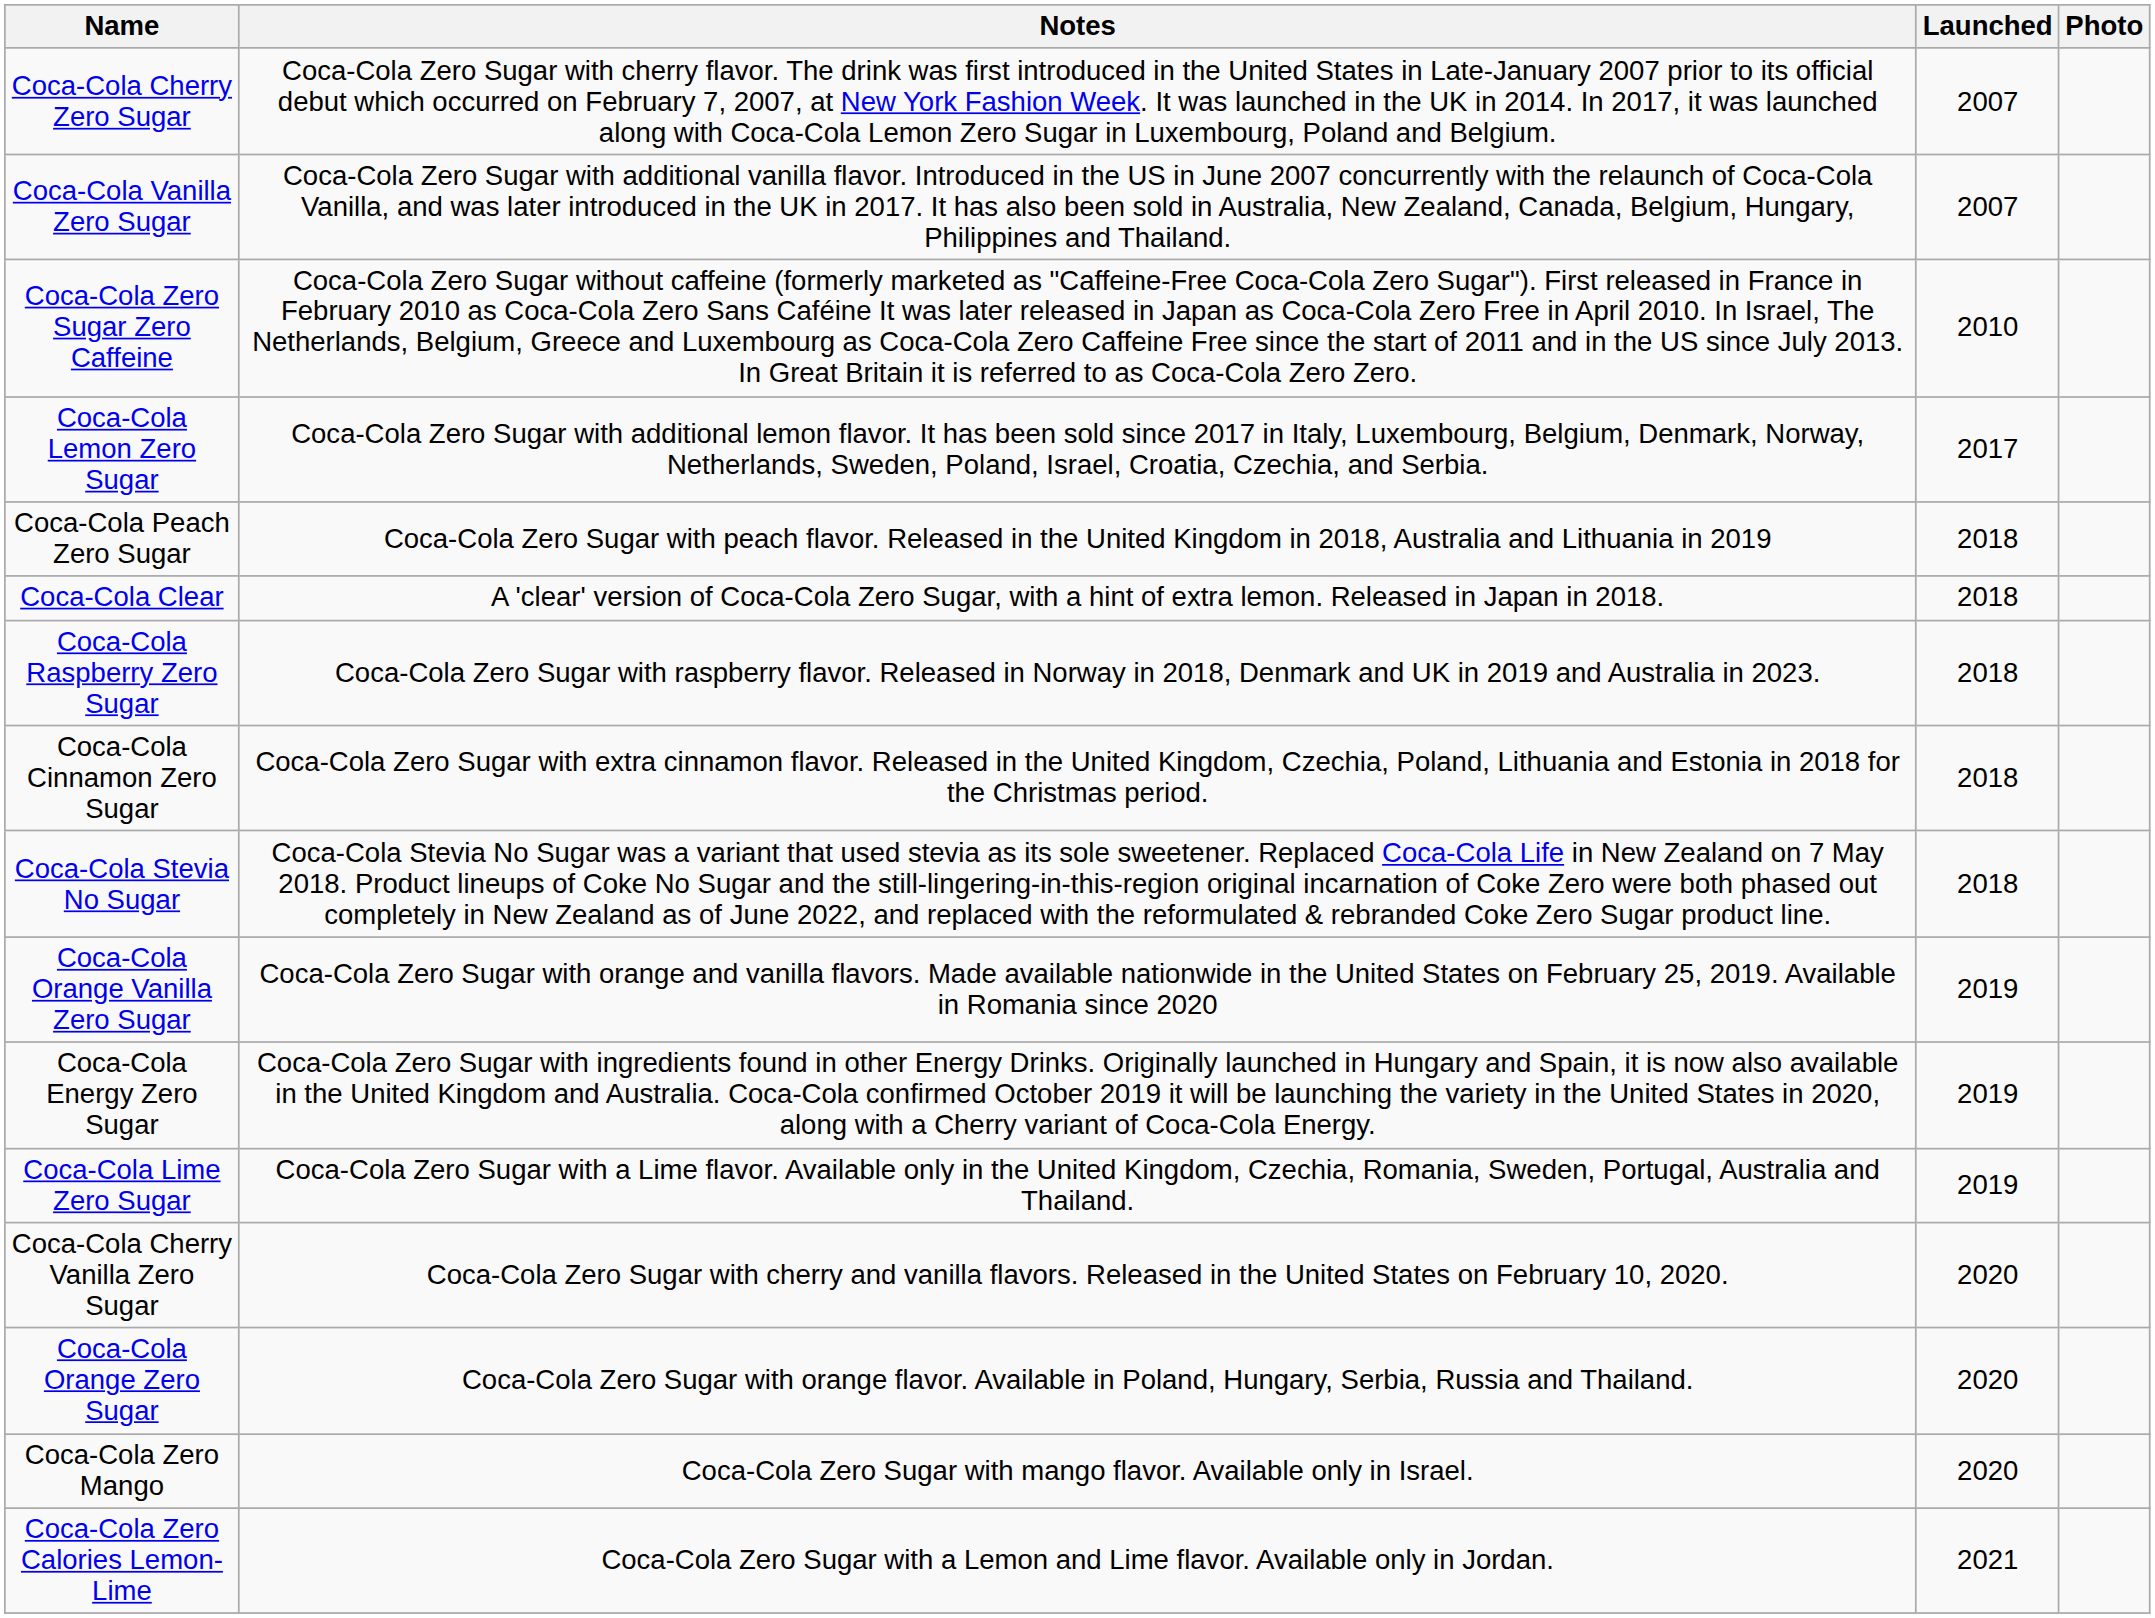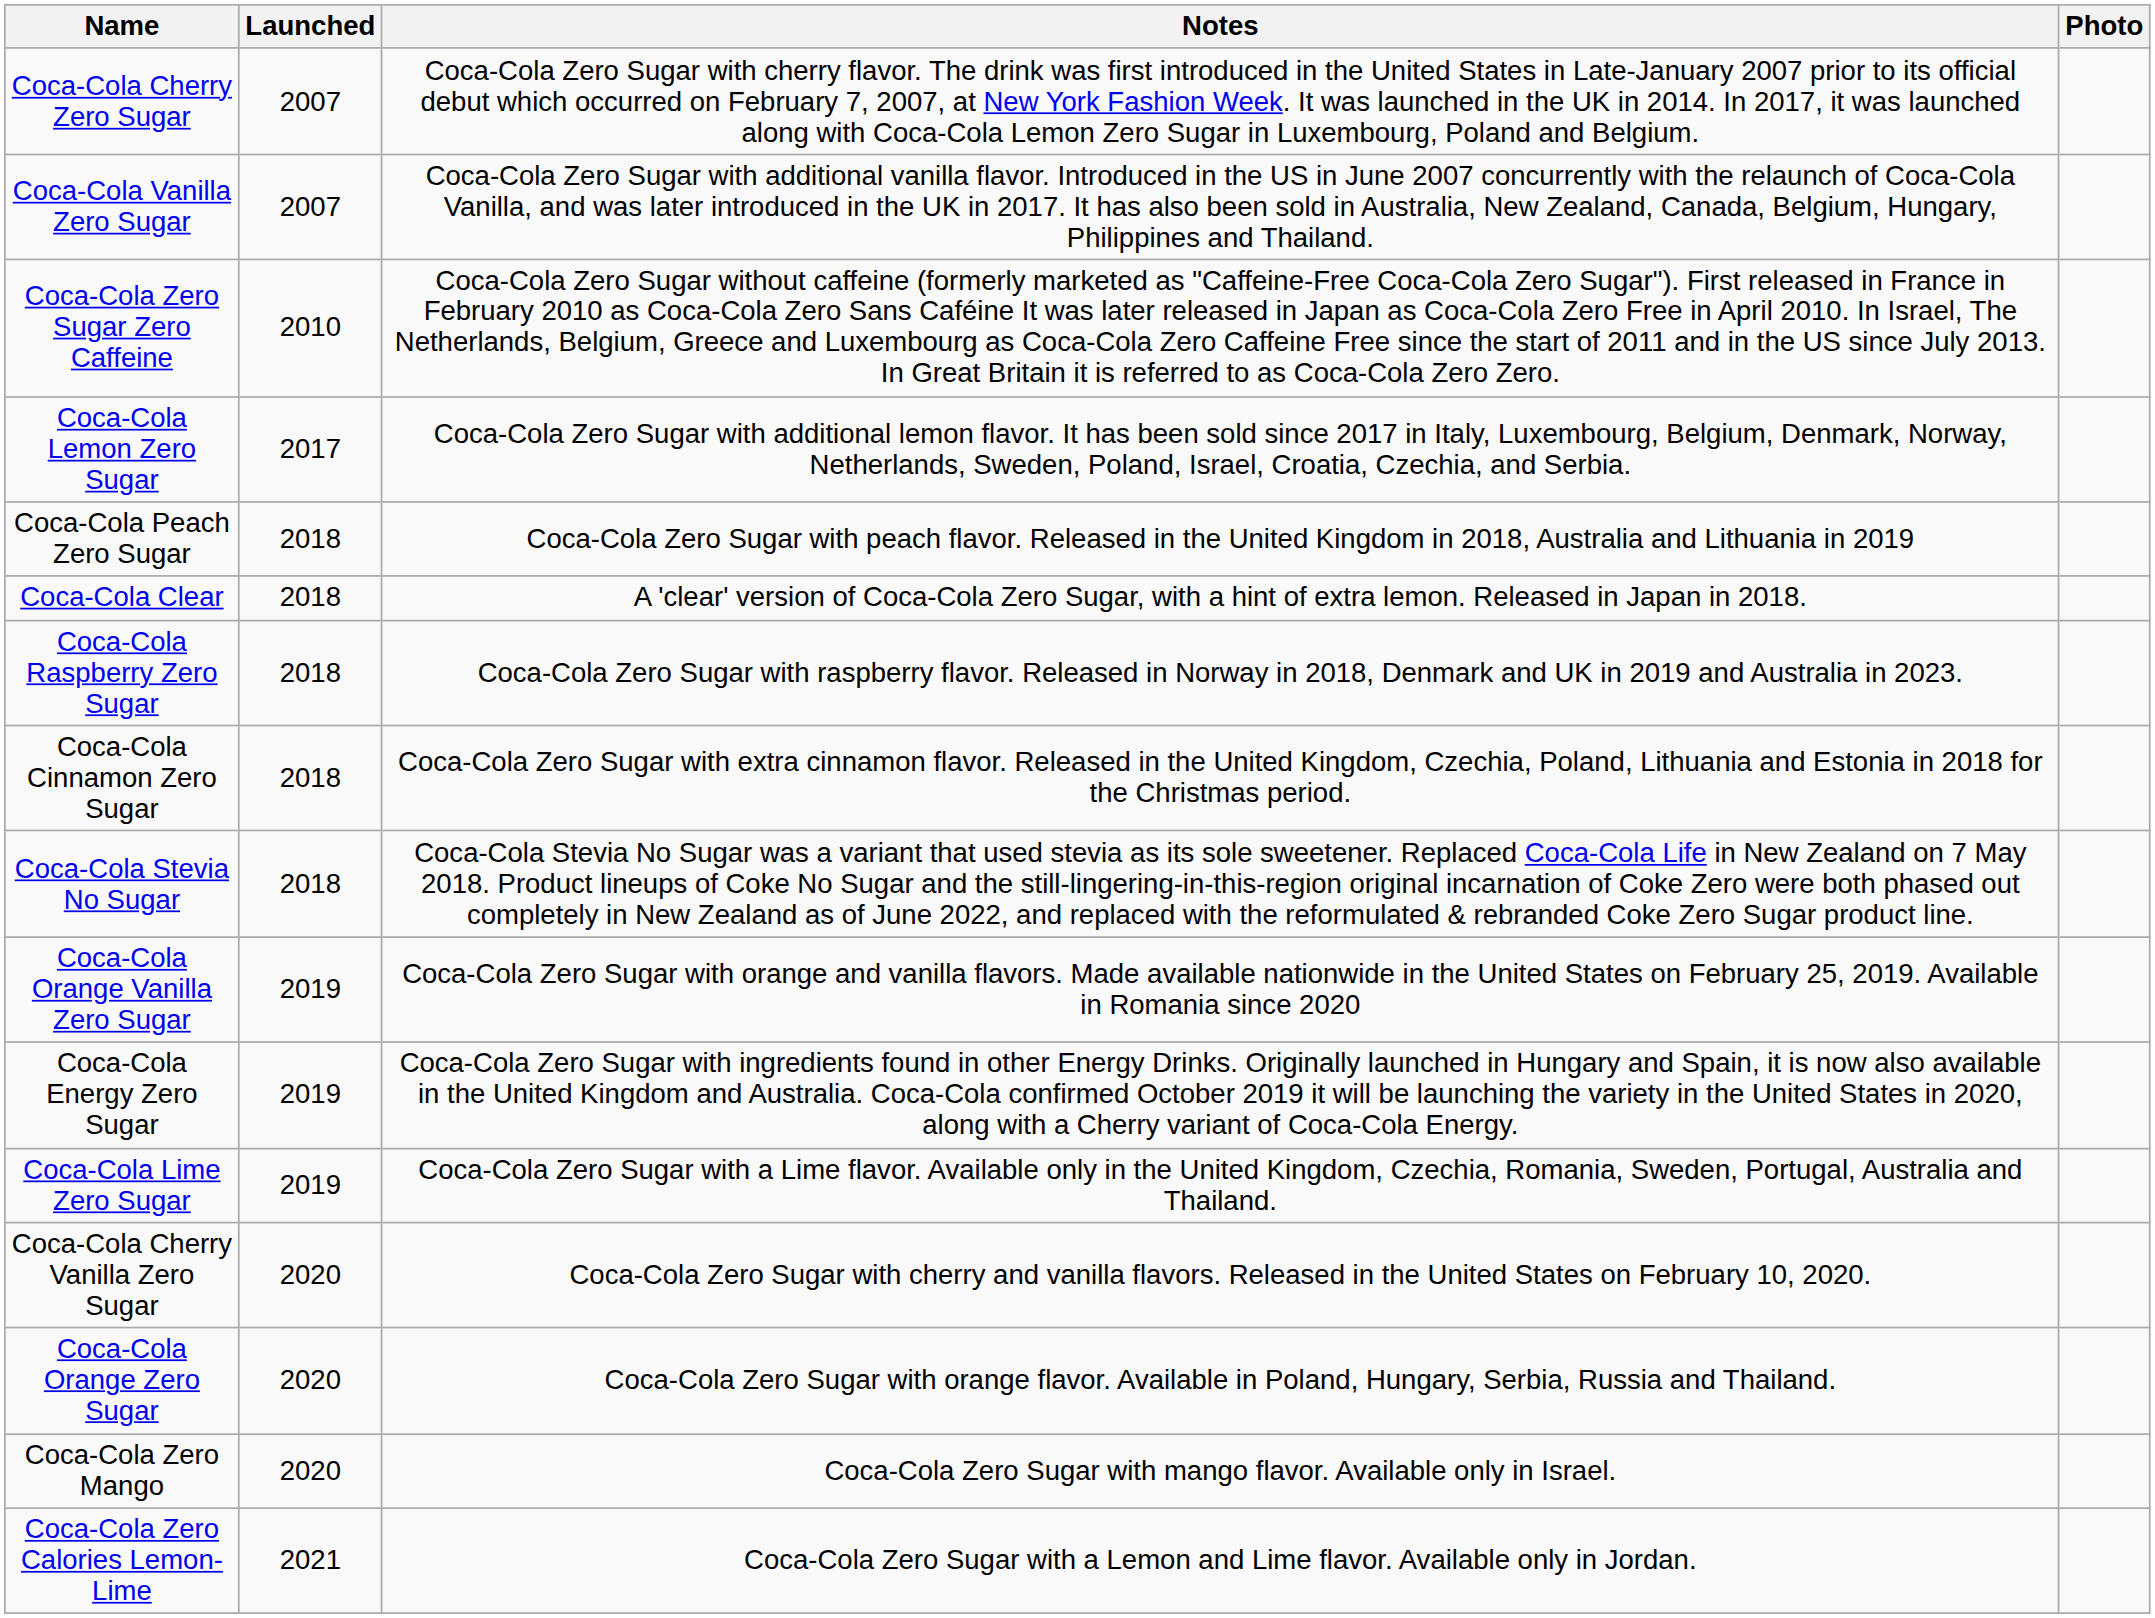columns swapped: (1988, 26) <-> (1078, 26)
